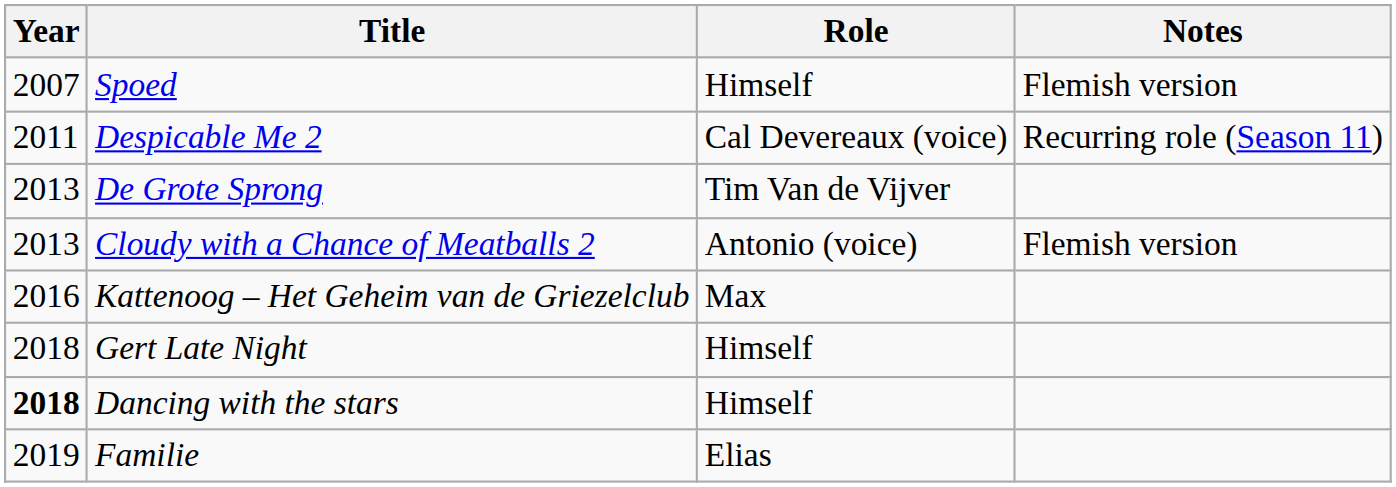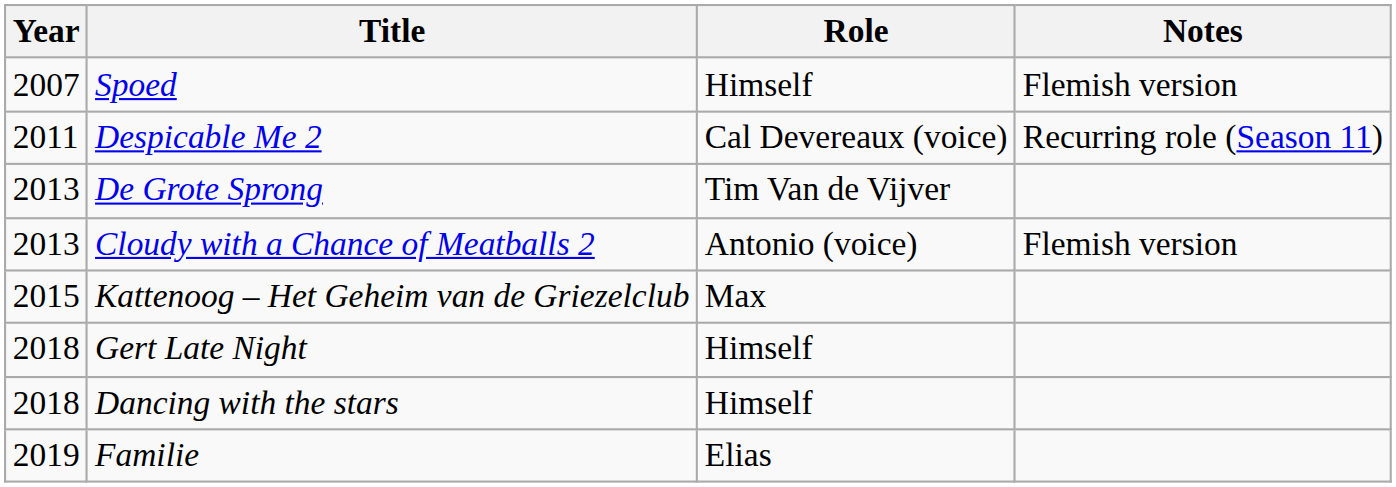(46, 296) 2016 -> (46, 296) 2015
(46, 402) bold -> (46, 402) normal
